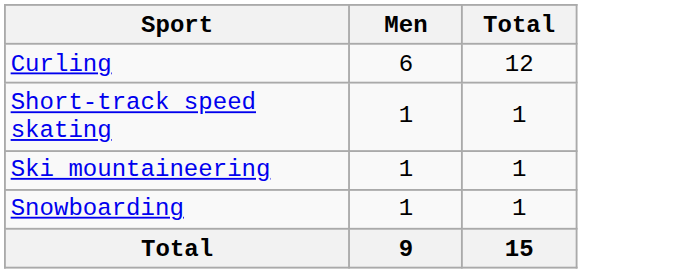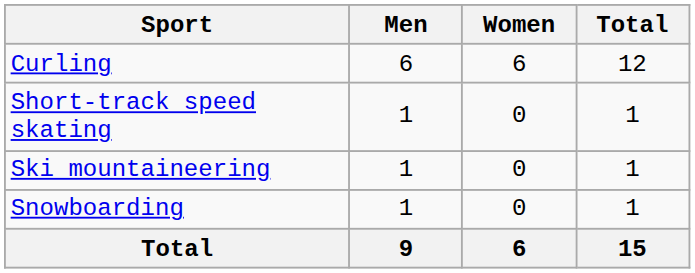+ column: (519, 25)
